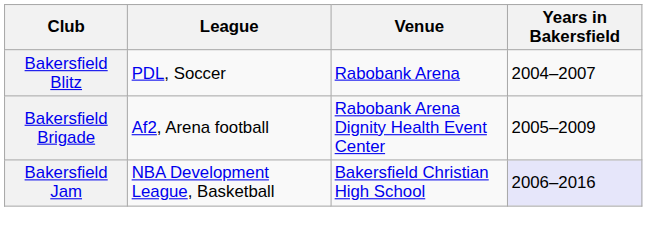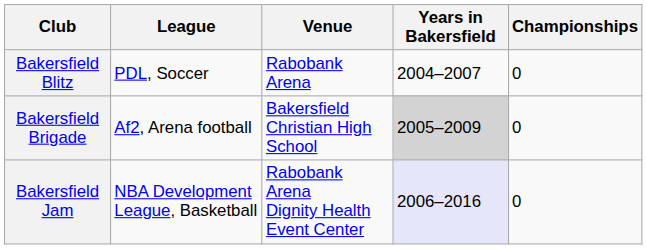+ column: (575, 27)
(411, 127) Rabobank Arena Dignity Health Event Center -> (319, 127) Bakersfield Christian High School
(554, 127) no background -> (439, 127) lightgrey background
(412, 182) Bakersfield Christian High School -> (318, 201) Rabobank Arena Dignity Health Event Center
